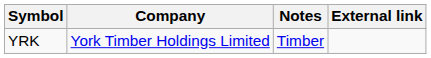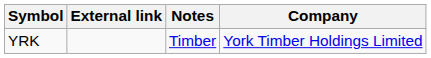columns swapped: (170, 16) <-> (377, 16)
